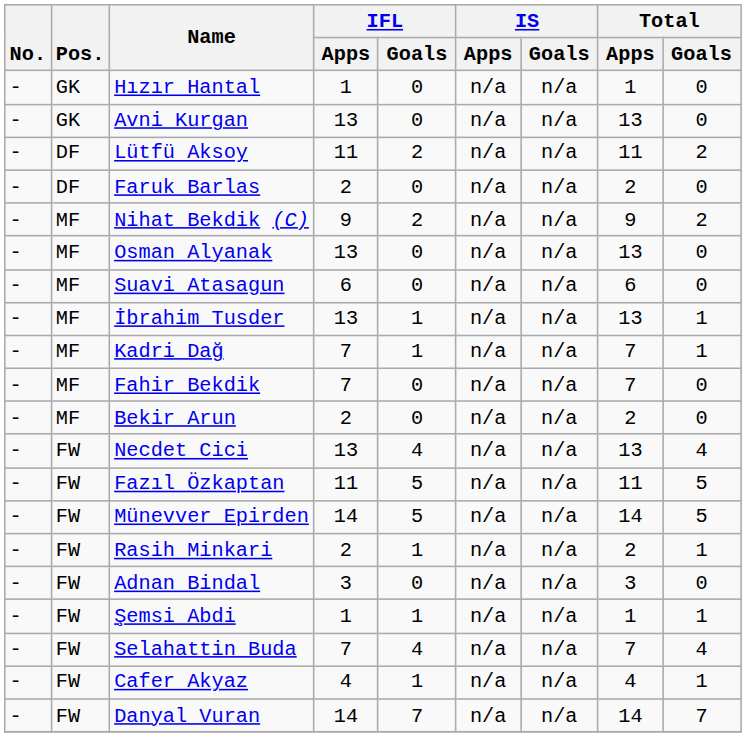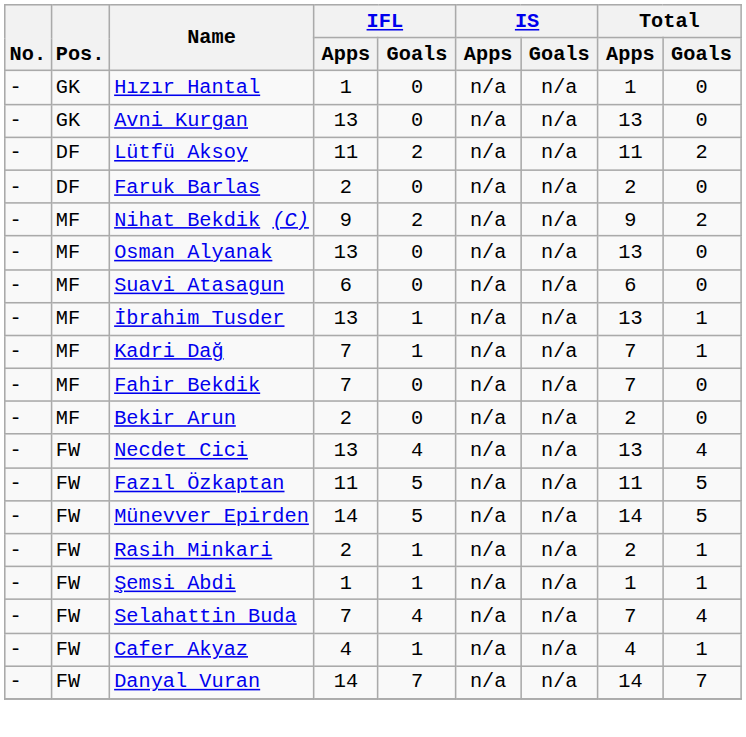- row: (187, 583)
